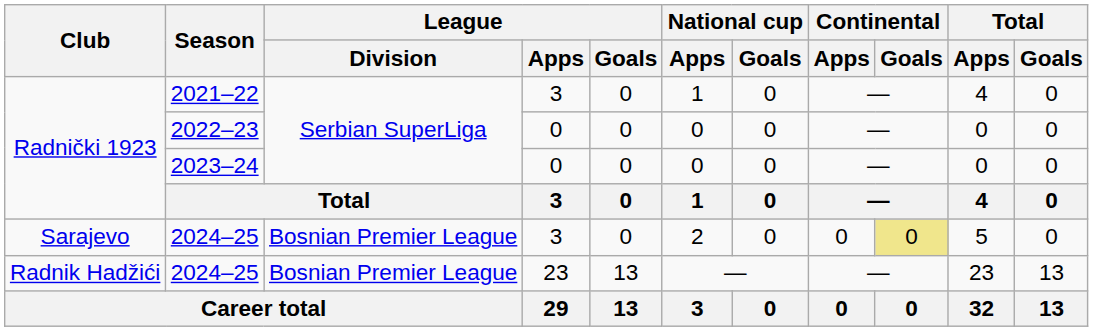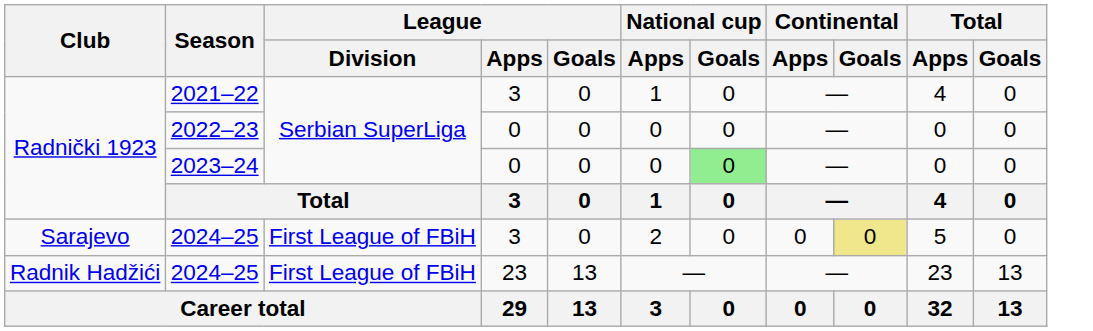(770, 165) no background -> (729, 165) lightgreen background
(393, 237) Bosnian Premier League -> (372, 237) First League of FBiH
(393, 272) Bosnian Premier League -> (372, 272) First League of FBiH
